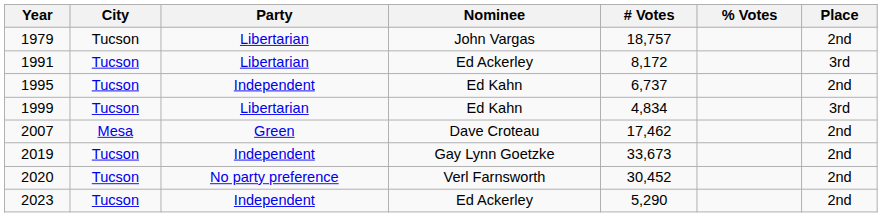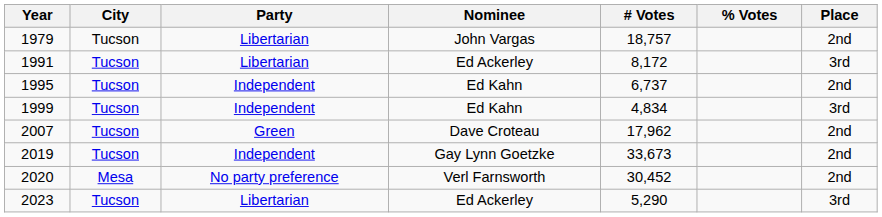(274, 108) Libertarian -> (274, 108) Independent
(115, 131) Mesa -> (115, 131) Tucson
(649, 131) 17,462 -> (649, 131) 17,962
(115, 177) Tucson -> (115, 177) Mesa
(274, 200) Independent -> (274, 200) Libertarian
(840, 200) 2nd -> (840, 200) 3rd
